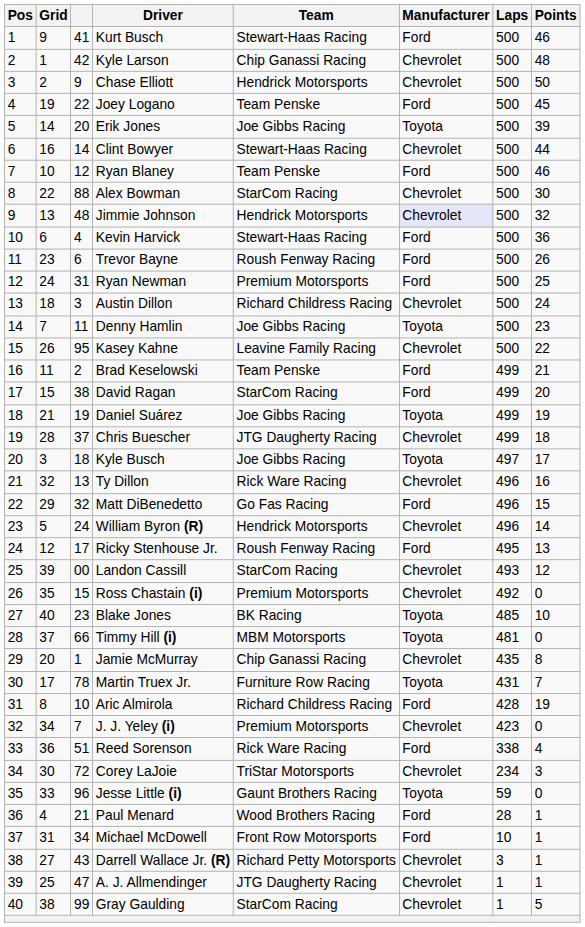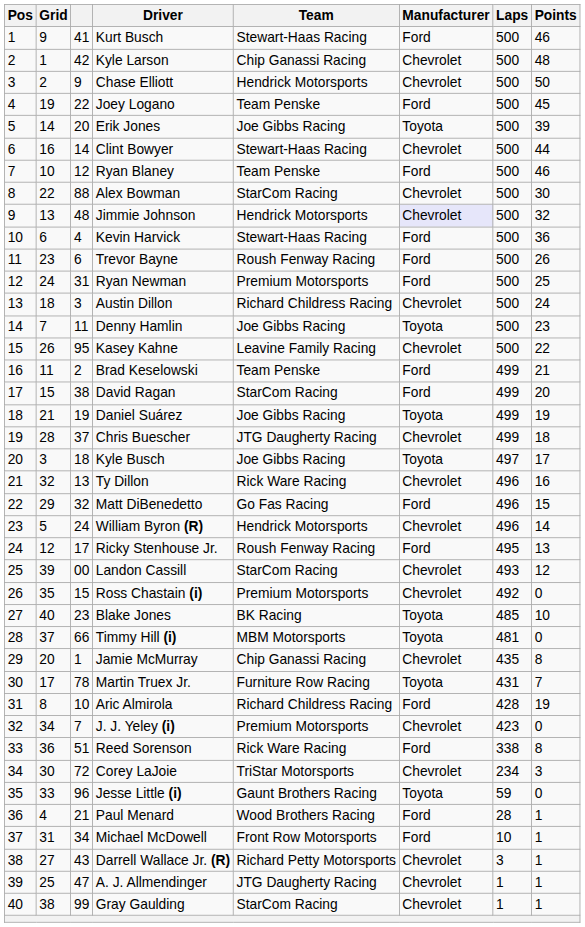(538, 748) 4 -> (538, 748) 8
(538, 904) 5 -> (538, 904) 1
